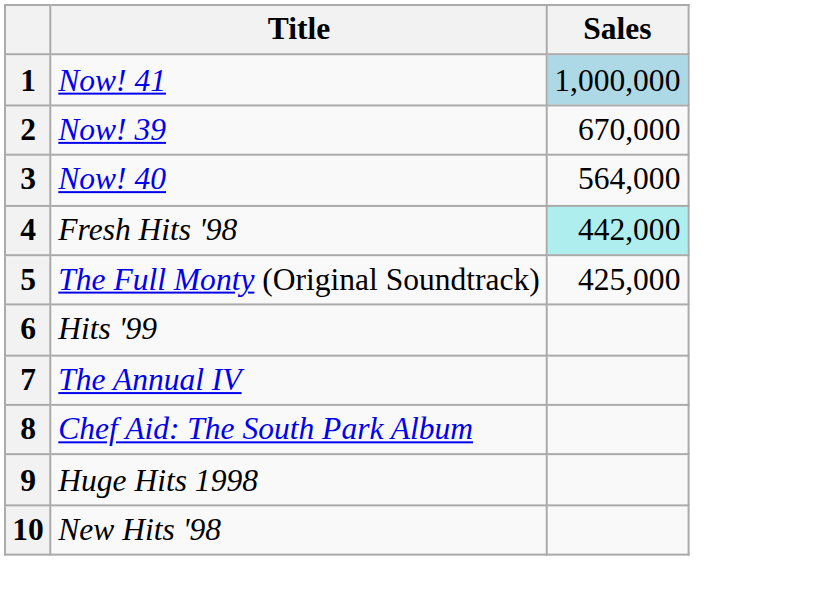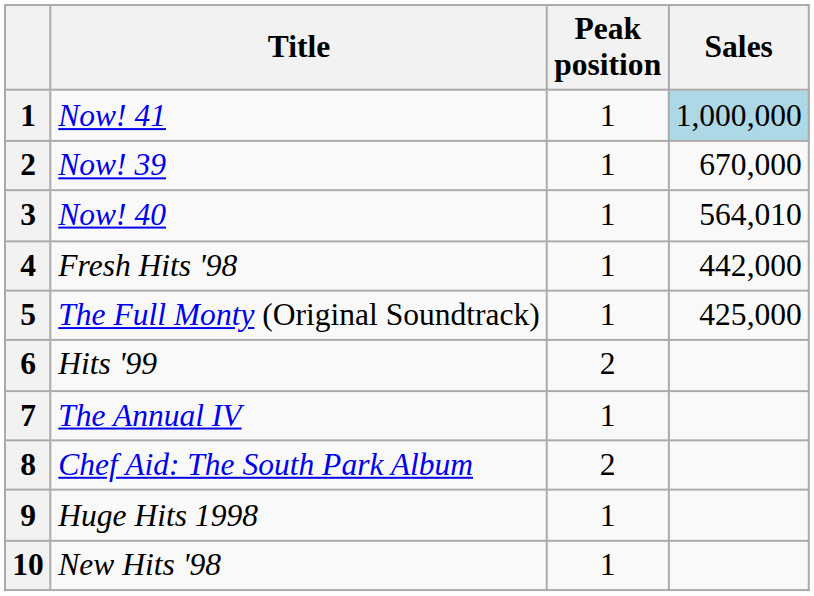+ column: (608, 47)
(629, 179) 564,000 -> (751, 214) 564,010
(629, 229) paleturquoise background -> (751, 264) no background
